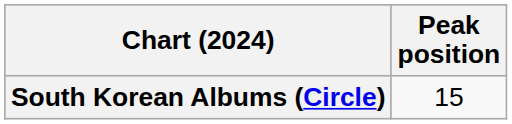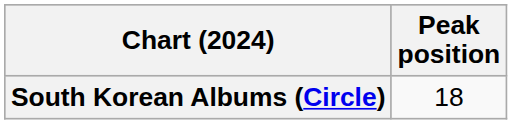(449, 97) 15 -> (449, 97) 18
